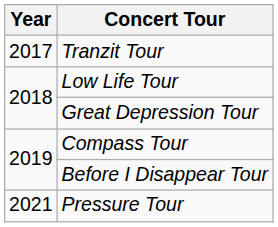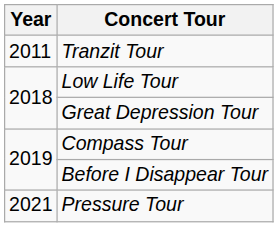(31, 50) 2017 -> (30, 50) 2011
